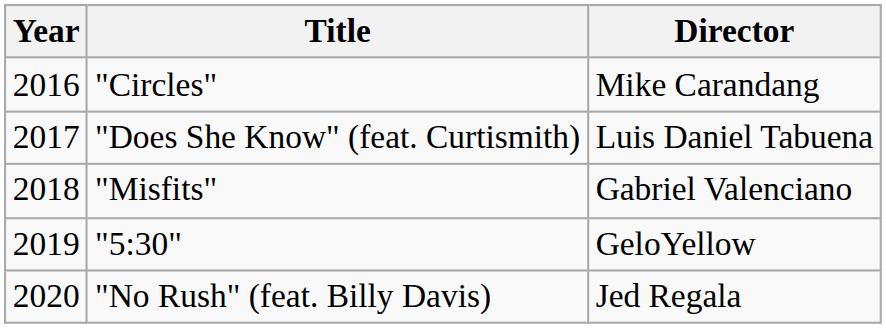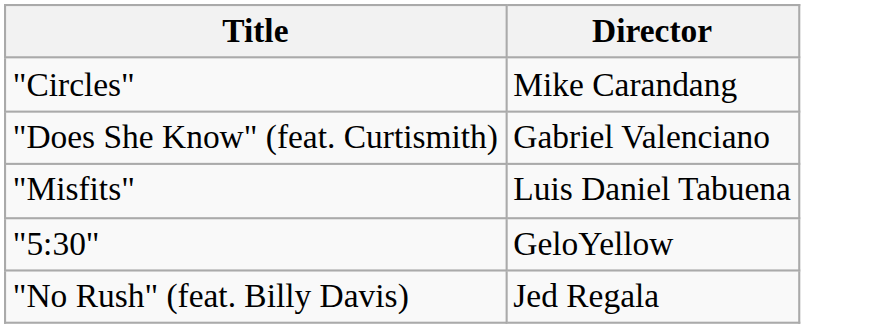- column: (46, 31)
(734, 137) Luis Daniel Tabuena -> (642, 137) Gabriel Valenciano
(724, 190) Gabriel Valenciano -> (652, 190) Luis Daniel Tabuena
